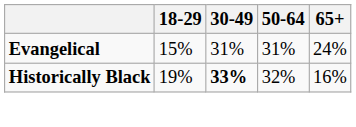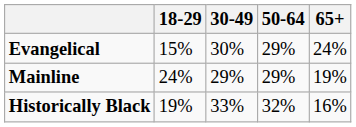(227, 48) 31% -> (227, 48) 30%
(279, 48) 31% -> (279, 48) 29%
+ row: (44, 77)
(229, 77) bold -> (227, 106) normal
